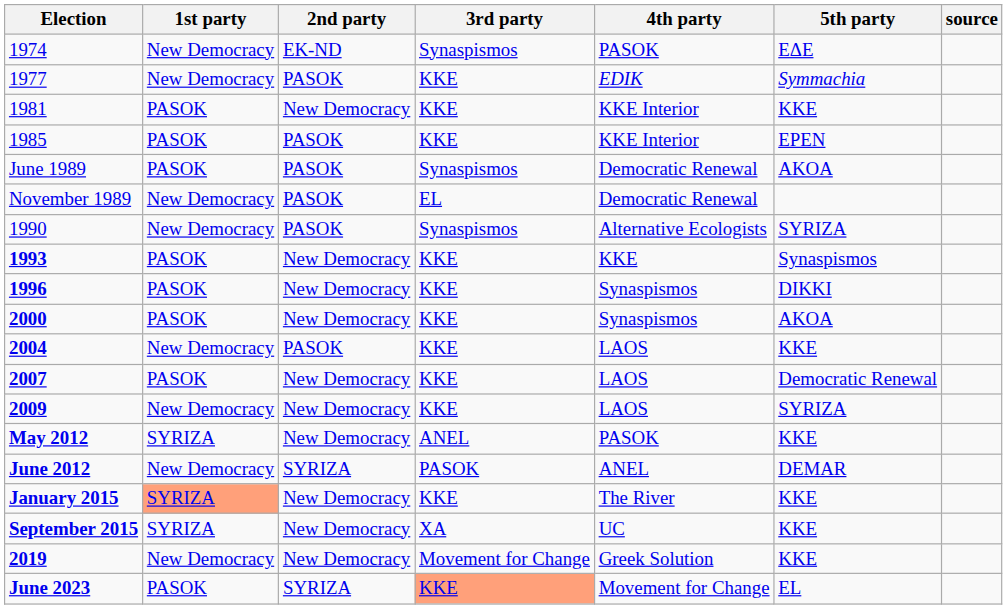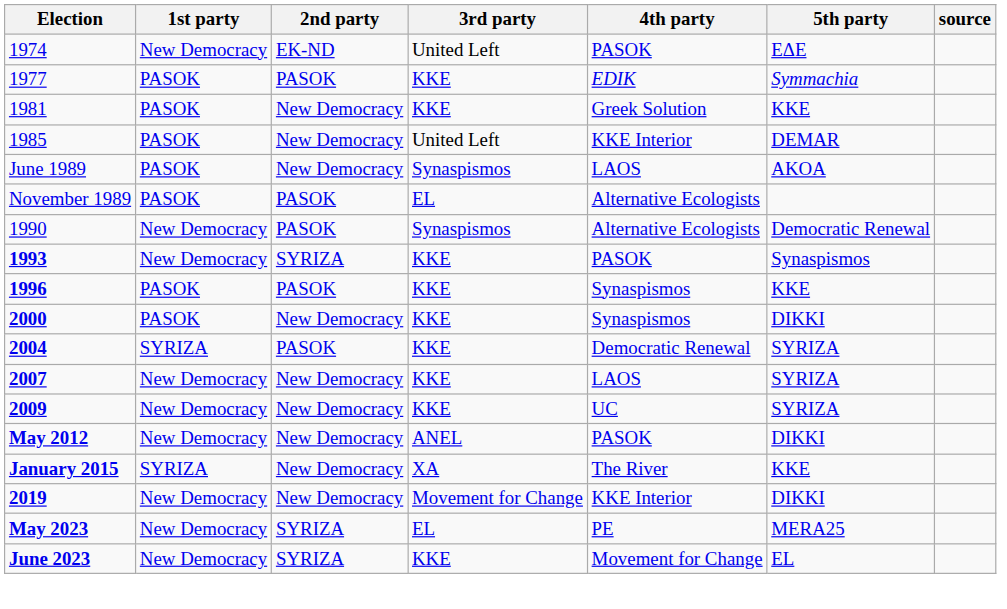(468, 49) Synaspismos -> (456, 49) United Left
(211, 79) New Democracy -> (170, 79) PASOK
(649, 109) KKE Interior -> (649, 109) Greek Solution
(313, 139) PASOK -> (340, 139) New Democracy
(438, 139) KKE -> (456, 139) United Left
(802, 139) EPEN -> (805, 139) DEMAR
(313, 169) PASOK -> (340, 169) New Democracy
(678, 169) Democratic Renewal -> (616, 169) LAOS
(211, 199) New Democracy -> (170, 199) PASOK
(678, 199) Democratic Renewal -> (676, 199) Alternative Ecologists
(812, 229) SYRIZA -> (851, 229) Democratic Renewal
(177, 259) PASOK -> (204, 259) New Democracy
(347, 259) New Democracy -> (310, 259) SYRIZA
(618, 259) KKE -> (622, 259) PASOK
(347, 288) New Democracy -> (306, 288) PASOK
(805, 288) DIKKI -> (791, 288) KKE
(806, 318) AKOA -> (798, 318) DIKKI
(211, 348) New Democracy -> (174, 348) SYRIZA
(623, 348) LAOS -> (671, 348) Democratic Renewal
(798, 348) KKE -> (805, 348) SYRIZA
(177, 378) PASOK -> (204, 378) New Democracy
(858, 378) Democratic Renewal -> (805, 378) SYRIZA
(623, 408) LAOS -> (605, 408) UC
(181, 438) SYRIZA -> (204, 438) New Democracy
(798, 438) KKE -> (798, 438) DIKKI
- row: (50, 468)
(181, 498) lightsalmon background -> (174, 468) no background
(438, 498) KKE -> (426, 468) XA
- row: (74, 528)
(656, 558) Greek Solution -> (642, 498) KKE Interior
(798, 558) KKE -> (798, 498) DIKKI
+ row: (49, 528)
(177, 588) PASOK -> (204, 558) New Democracy
(438, 588) lightsalmon background -> (431, 558) no background
